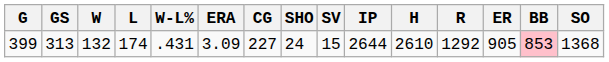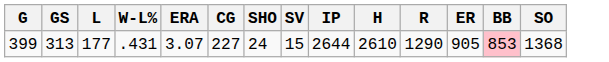- column: (96, 18)
(133, 44) 174 -> (96, 44) 177
(221, 44) 3.09 -> (184, 44) 3.07
(461, 44) 1292 -> (424, 44) 1290
